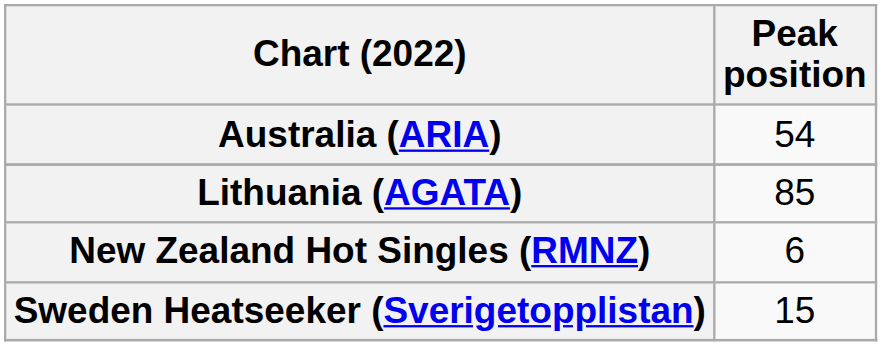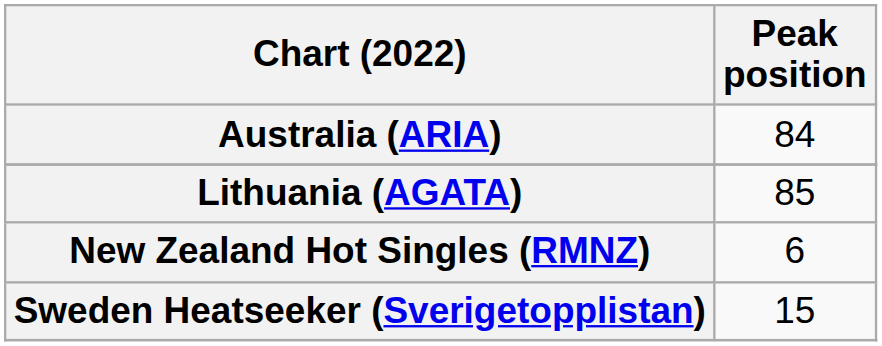(795, 134) 54 -> (795, 134) 84
